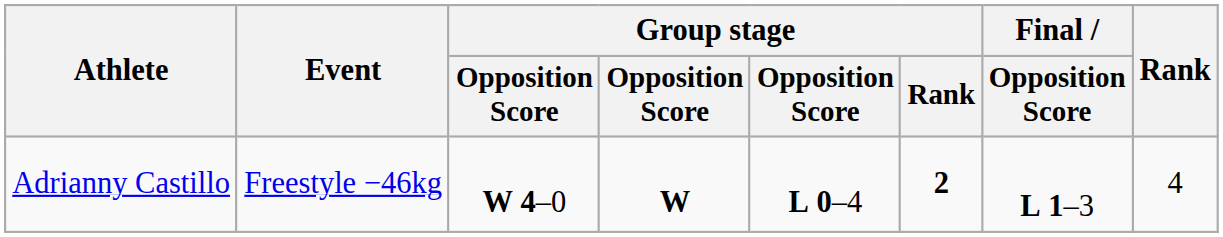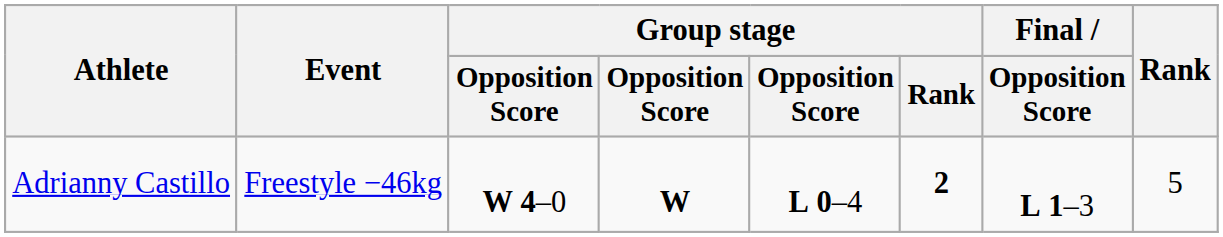(1175, 183) 4 -> (1175, 183) 5
